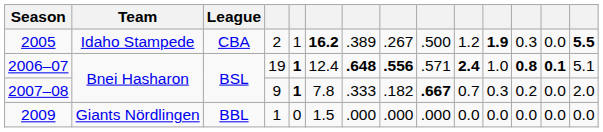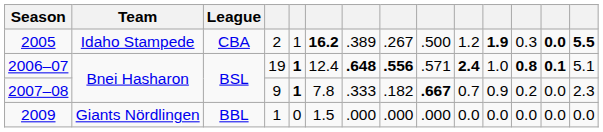(555, 42) normal -> (555, 42) bold
(498, 91) 0.3 -> (498, 91) 0.9
(584, 91) 2.0 -> (584, 91) 2.3
